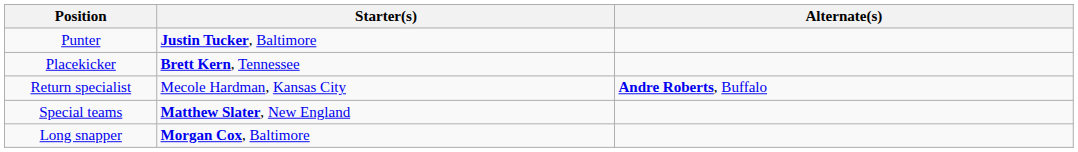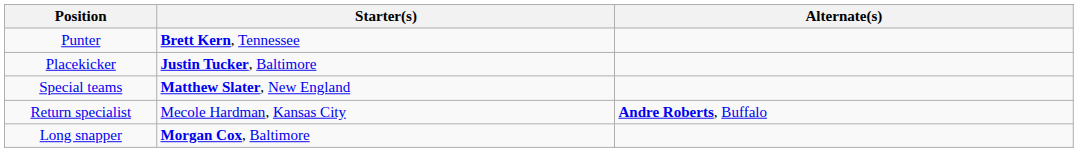(238, 40) Justin Tucker, Baltimore -> (230, 40) Brett Kern, Tennessee
(230, 64) Brett Kern, Tennessee -> (238, 64) Justin Tucker, Baltimore
rows swapped: (81, 87) <-> (81, 111)
